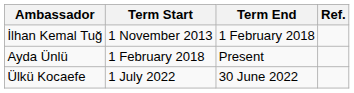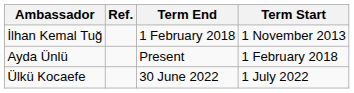columns swapped: (160, 14) <-> (333, 14)
